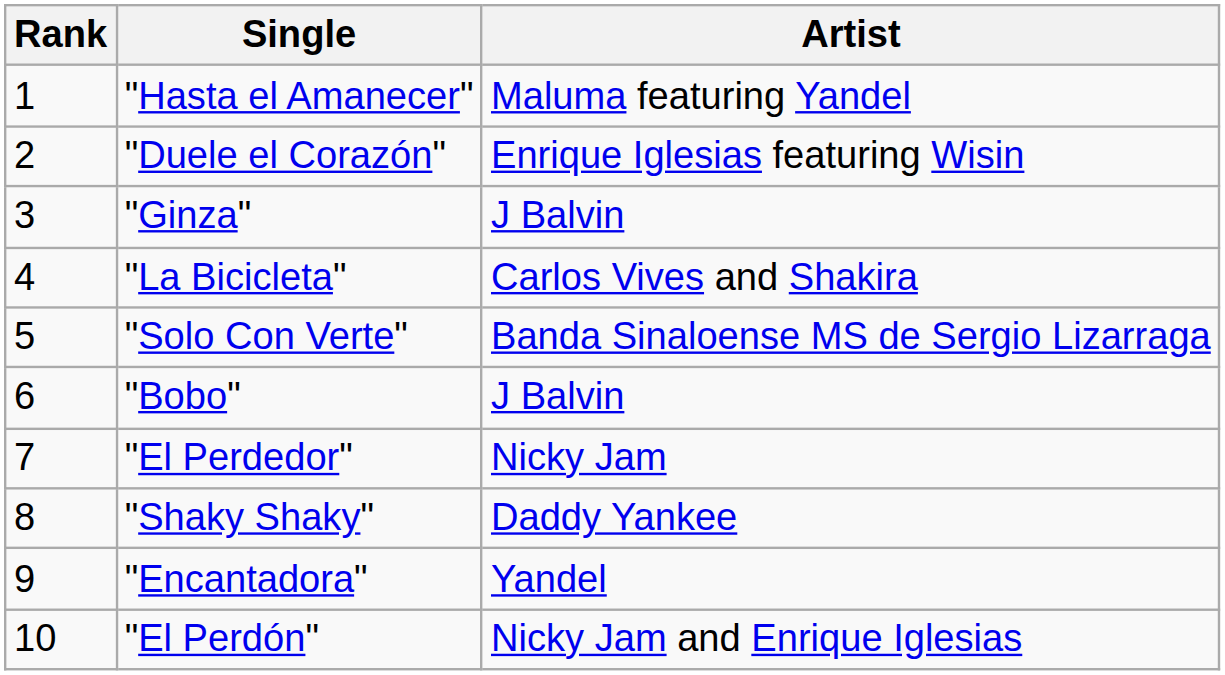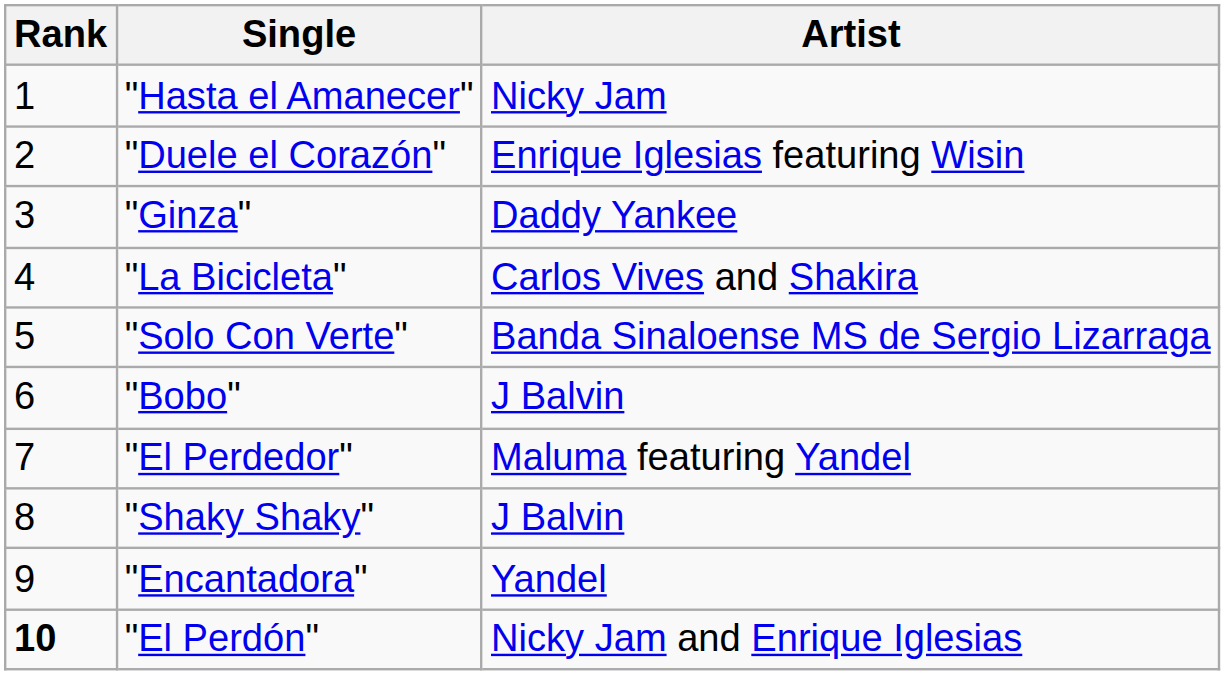(701, 95) Maluma featuring Yandel -> (579, 95) Nicky Jam
(558, 215) J Balvin -> (614, 215) Daddy Yankee
(579, 457) Nicky Jam -> (701, 457) Maluma featuring Yandel
(614, 517) Daddy Yankee -> (558, 517) J Balvin
(35, 638) normal -> (35, 638) bold
